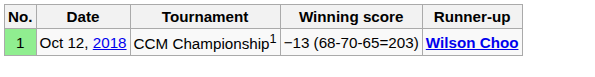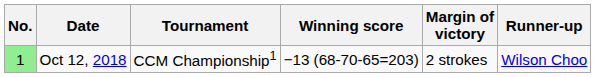+ column: (460, 25)
(472, 42) bold -> (544, 59) normal
